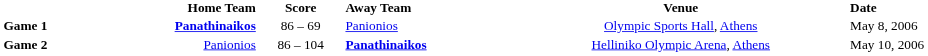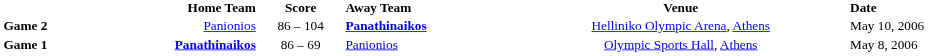rows swapped: (25, 26) <-> (25, 44)
